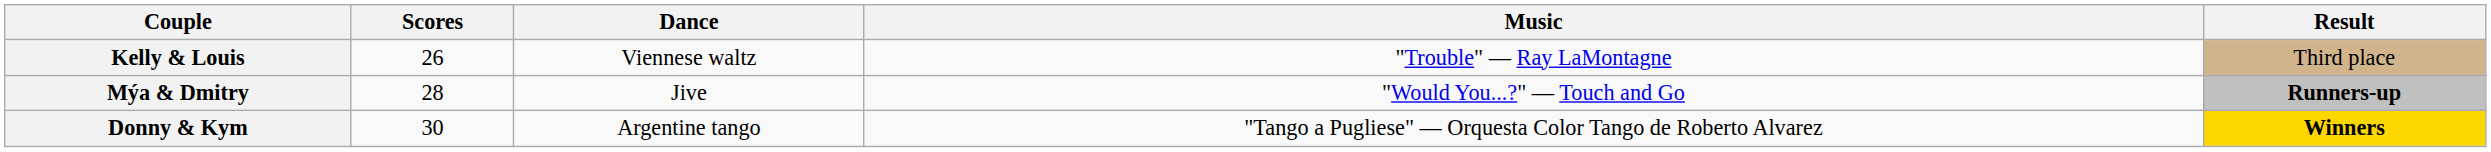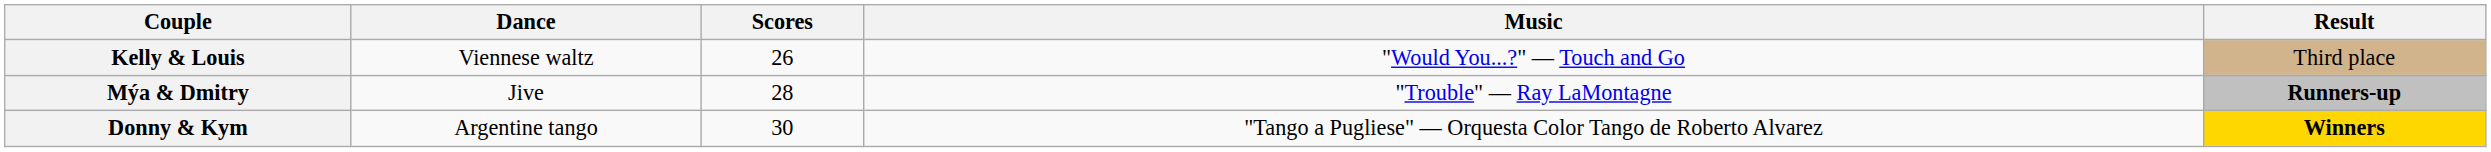columns swapped: (433, 22) <-> (689, 22)
(1533, 57) "Trouble" — Ray LaMontagne -> (1533, 57) "Would You...?" — Touch and Go
(1533, 92) "Would You...?" — Touch and Go -> (1533, 92) "Trouble" — Ray LaMontagne
